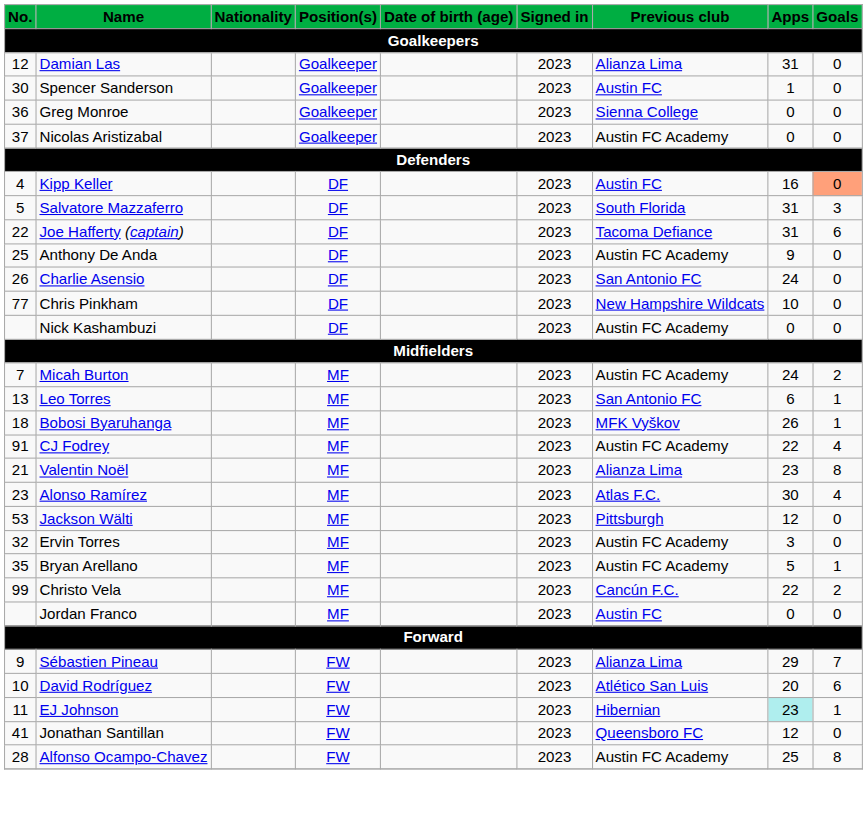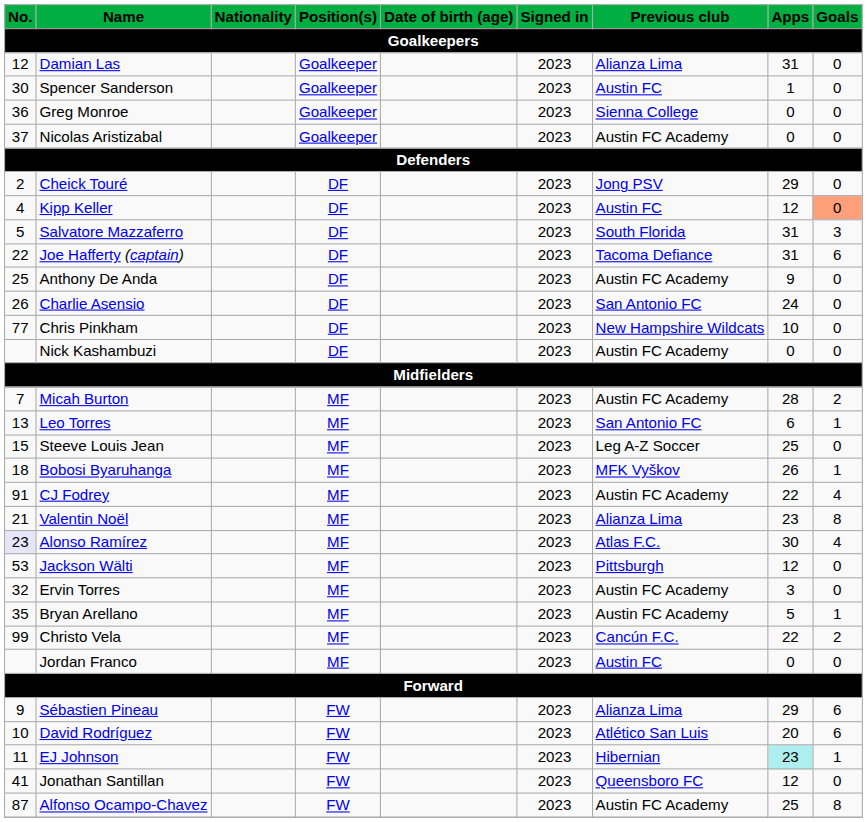+ row: (83, 184)
(790, 184) 16 -> (790, 208) 12
(790, 375) 24 -> (790, 399) 28
+ row: (102, 447)
(20, 495) no background -> (20, 542) lavender background
(837, 662) 7 -> (837, 710) 6
(20, 757) 28 -> (20, 805) 87
